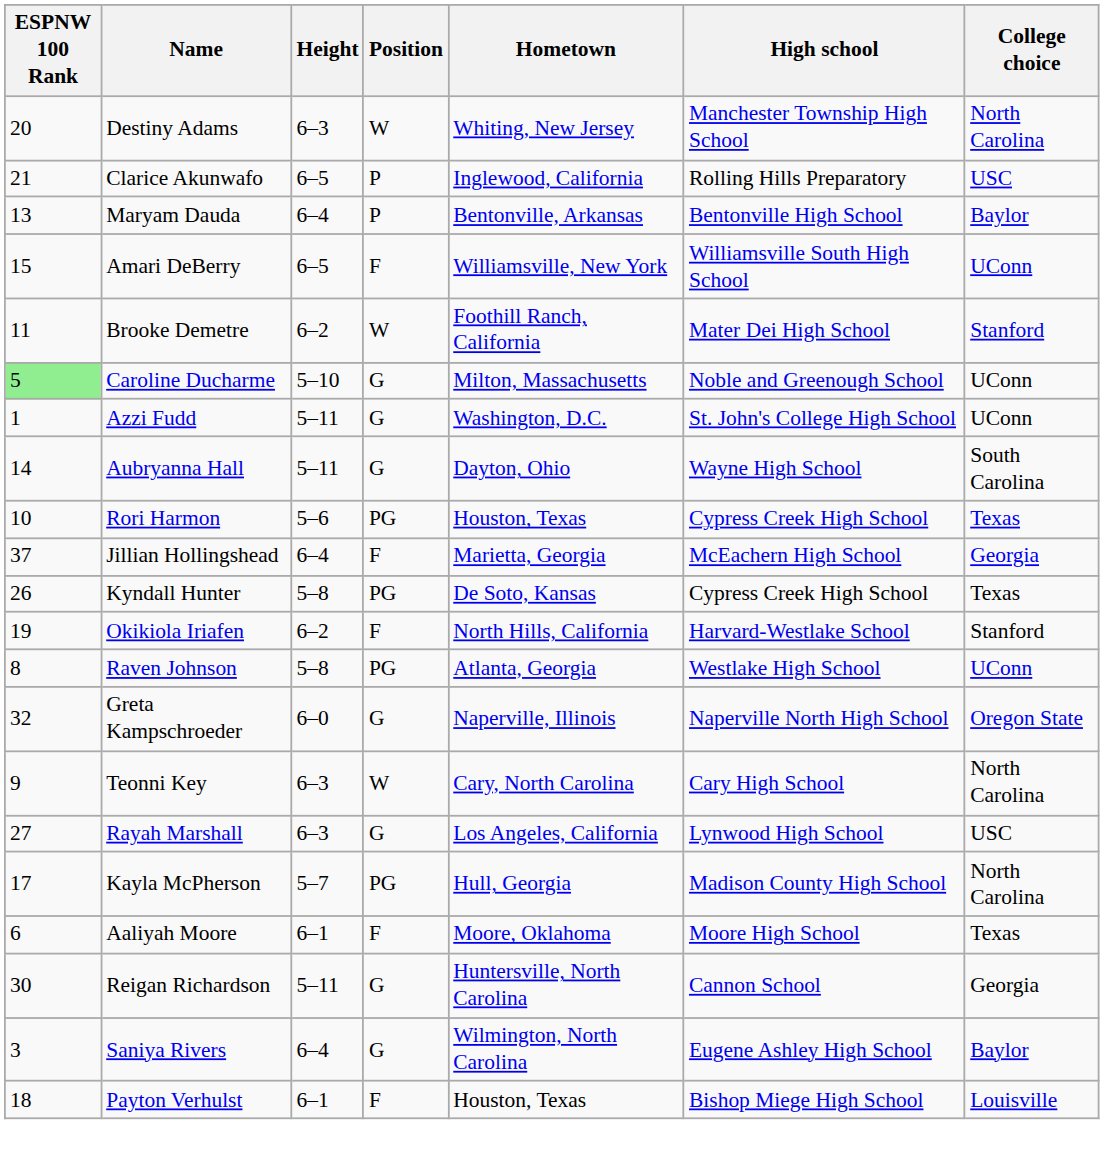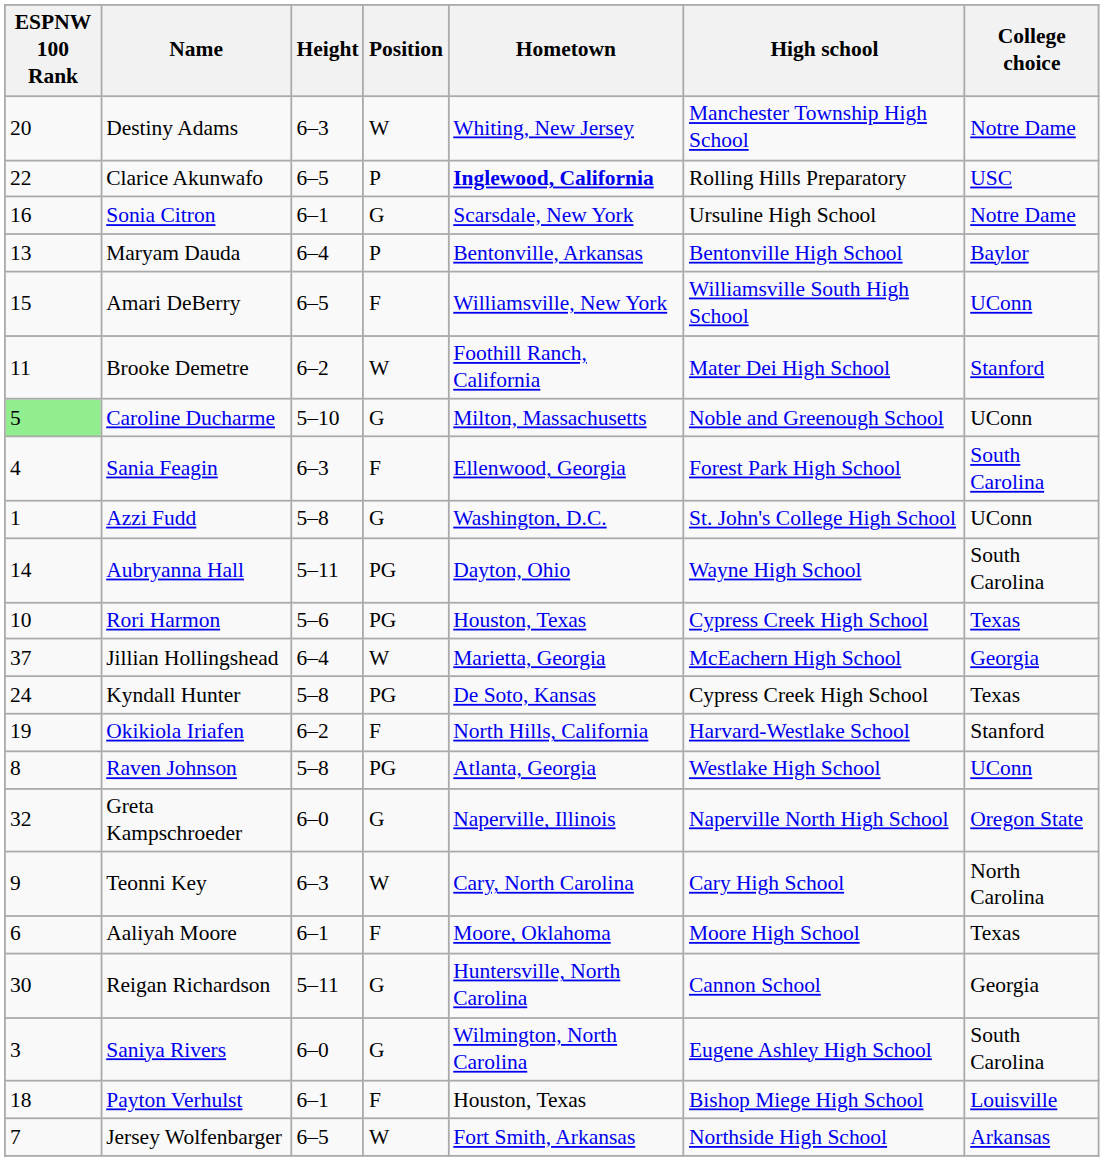(1007, 127) North Carolina -> (1023, 127) Notre Dame
(21, 178) 21 -> (21, 178) 22
(548, 178) normal -> (554, 178) bold
+ row: (161, 215)
+ row: (162, 468)
(318, 417) 5–11 -> (313, 518) 5–8
(377, 468) G -> (383, 569) PG
(375, 556) F -> (379, 657) W
(21, 593) 26 -> (21, 694) 24
- row: (174, 833)
- row: (183, 883)
(313, 1048) 6–4 -> (313, 1048) 6–0
(999, 1048) Baylor -> (1007, 1048) South Carolina
+ row: (194, 1136)
